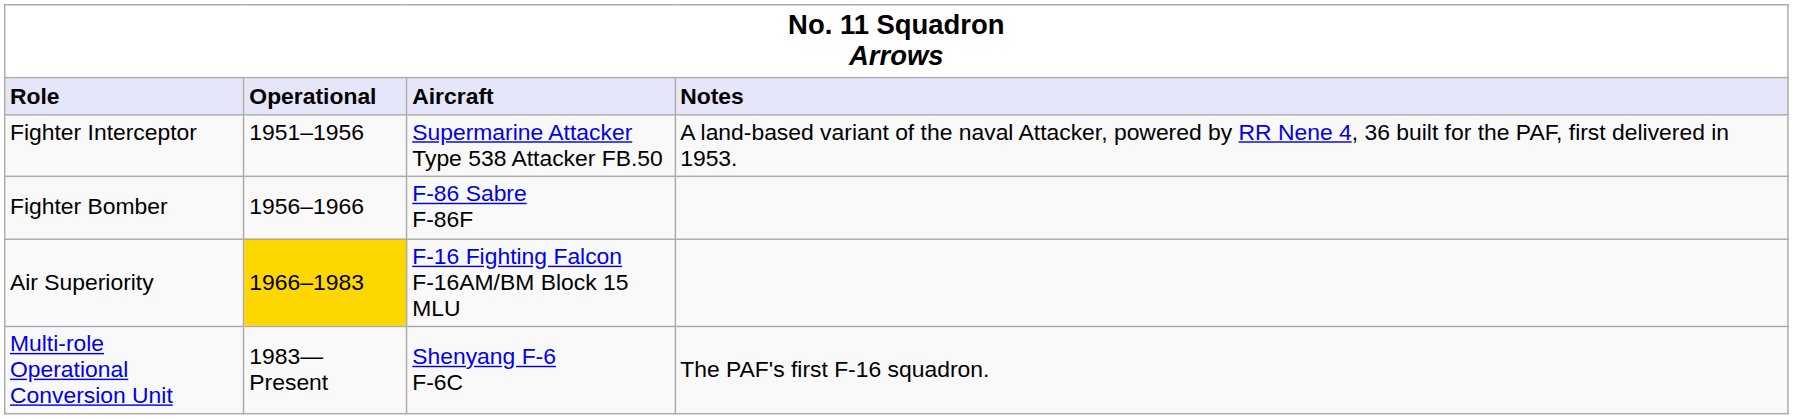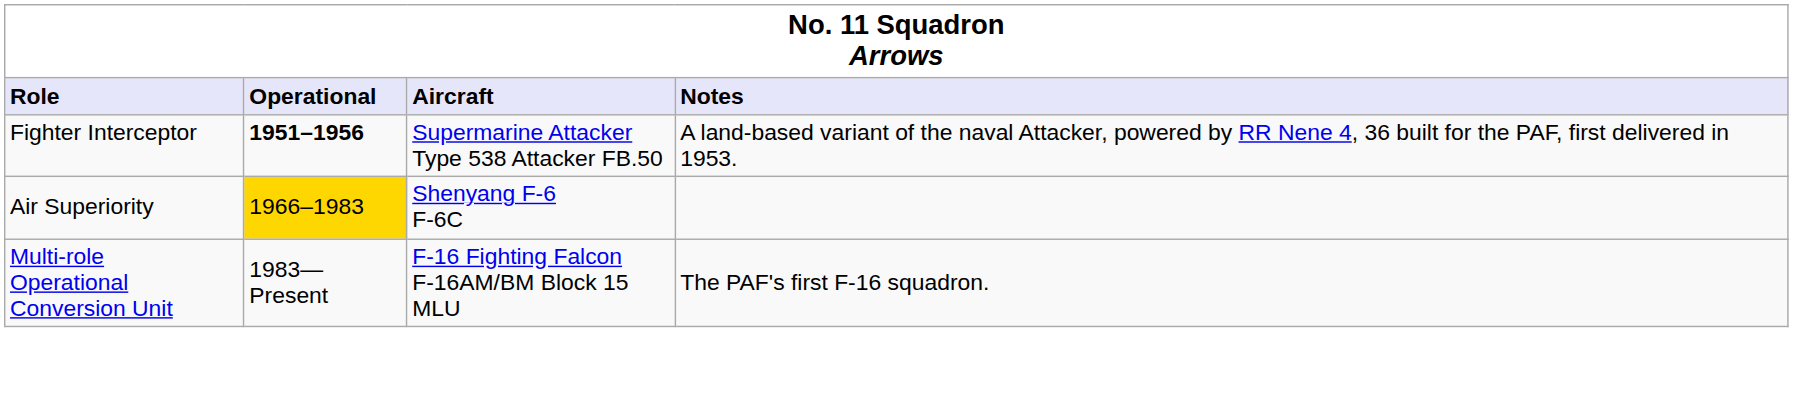(307, 132) normal -> (307, 132) bold
- row: (89, 207)
(520, 282) F-16 Fighting Falcon F-16AM/BM Block 15 MLU -> (484, 207) Shenyang F-6 F-6C
(484, 369) Shenyang F-6 F-6C -> (520, 282) F-16 Fighting Falcon F-16AM/BM Block 15 MLU
